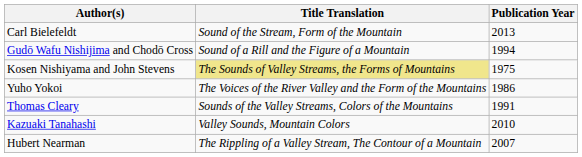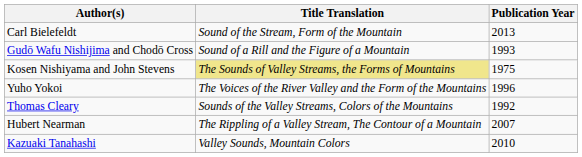(503, 50) 1994 -> (503, 50) 1993
(503, 87) 1986 -> (503, 87) 1996
(503, 106) 1991 -> (503, 106) 1992
rows swapped: (46, 143) <-> (51, 124)
